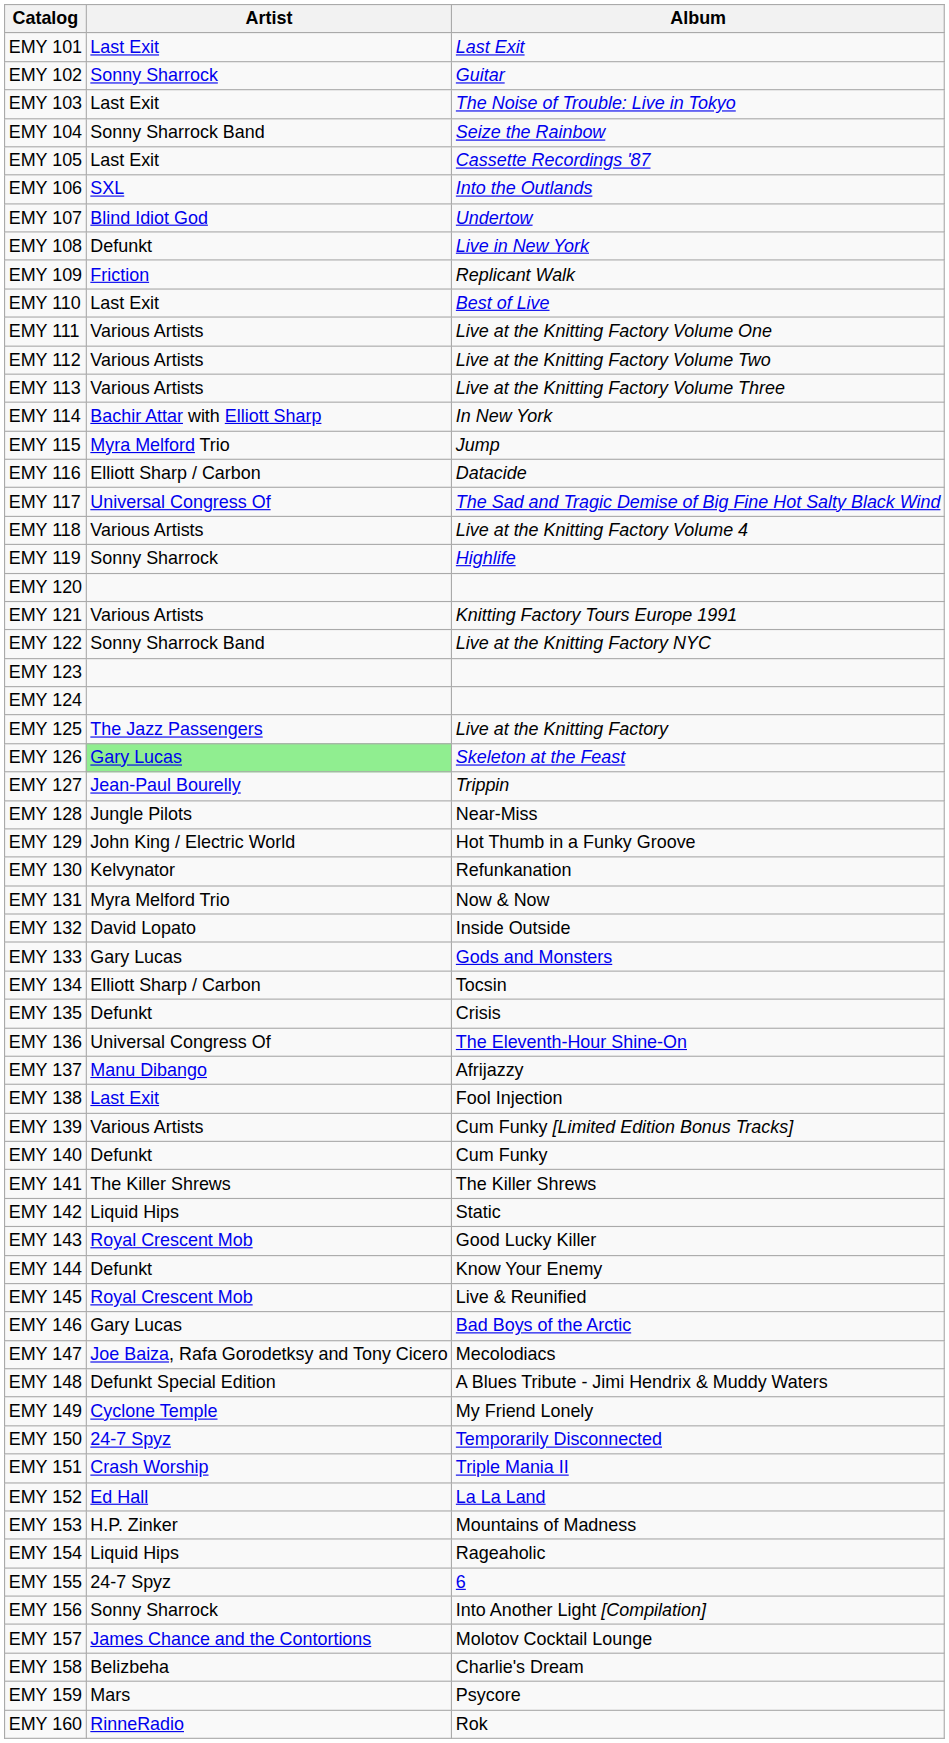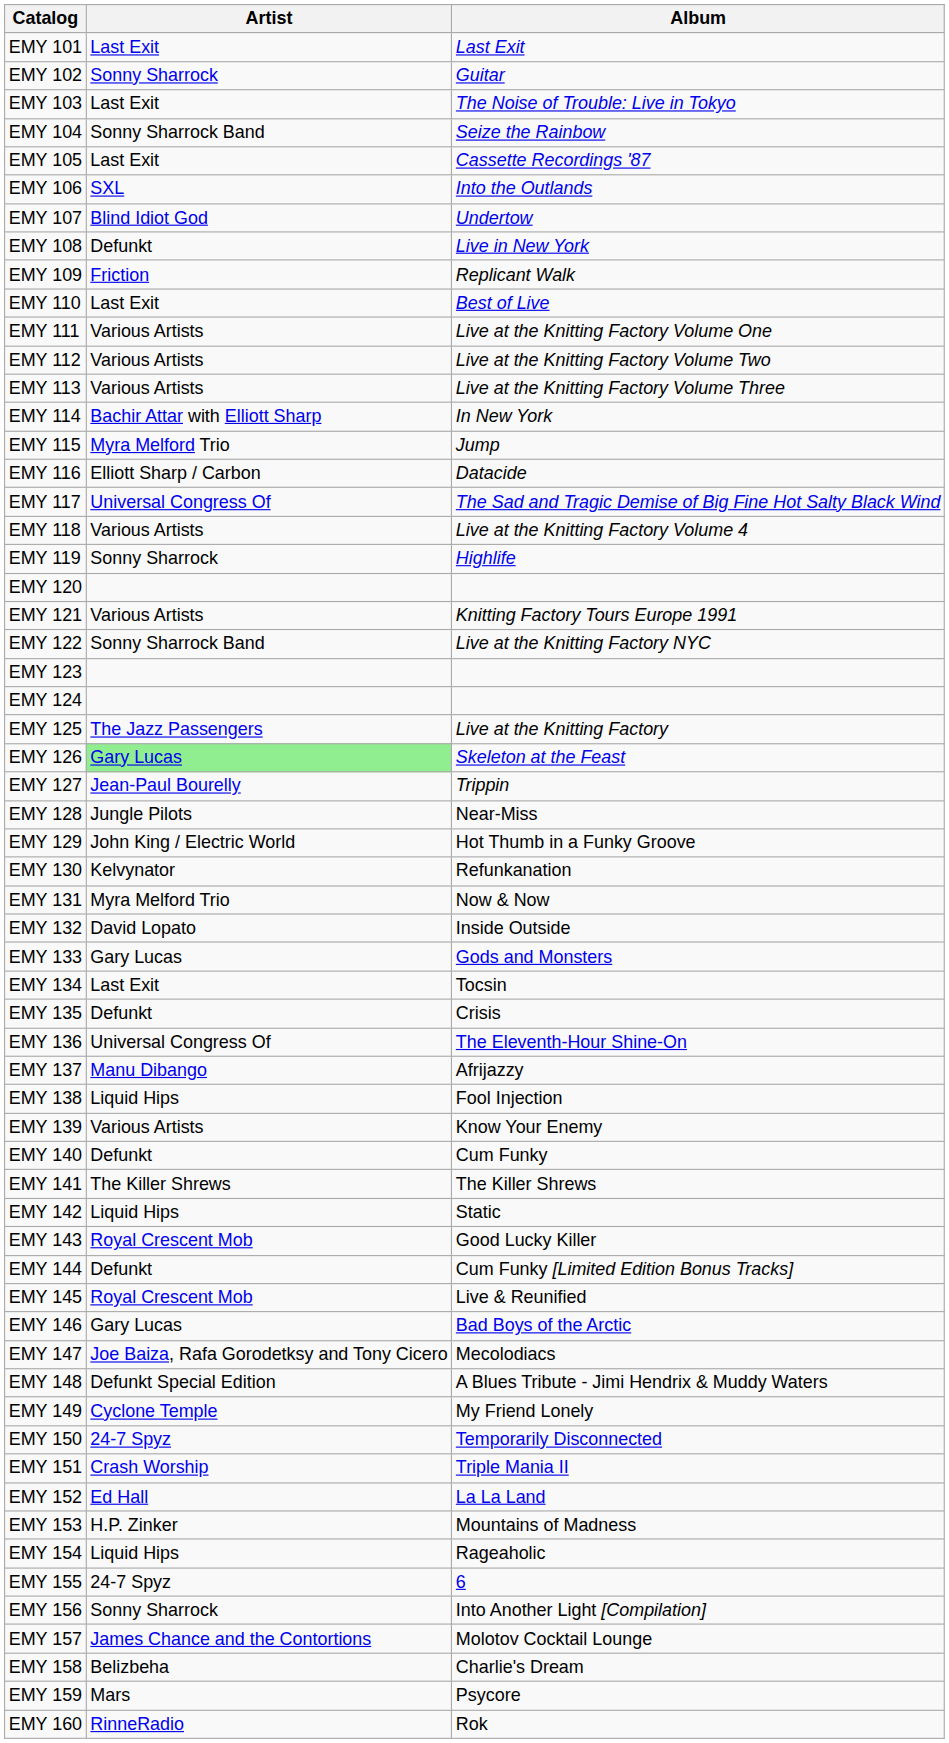(176, 984) Elliott Sharp / Carbon -> (125, 984) Last Exit
(125, 1098) Last Exit -> (135, 1098) Liquid Hips
(625, 1127) Cum Funky [Limited Edition Bonus Tracks] -> (529, 1127) Know Your Enemy
(529, 1269) Know Your Enemy -> (625, 1269) Cum Funky [Limited Edition Bonus Tracks]
